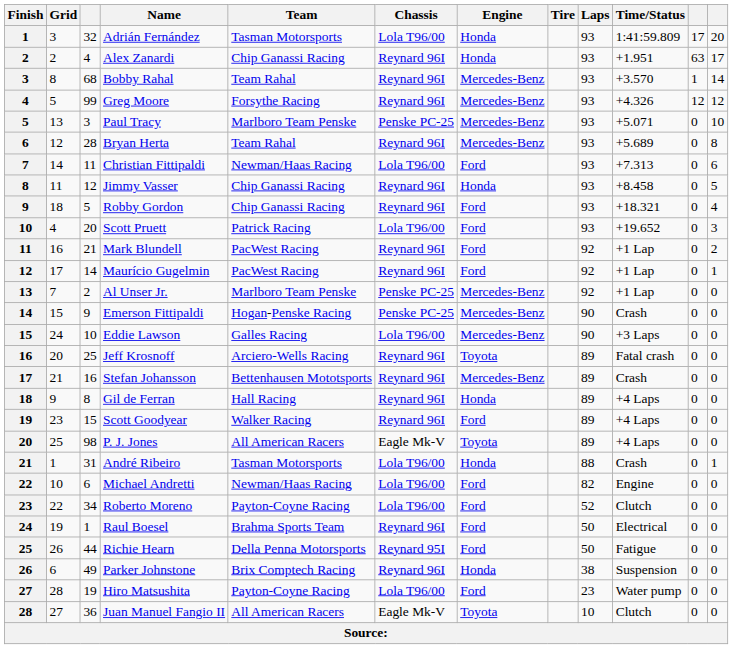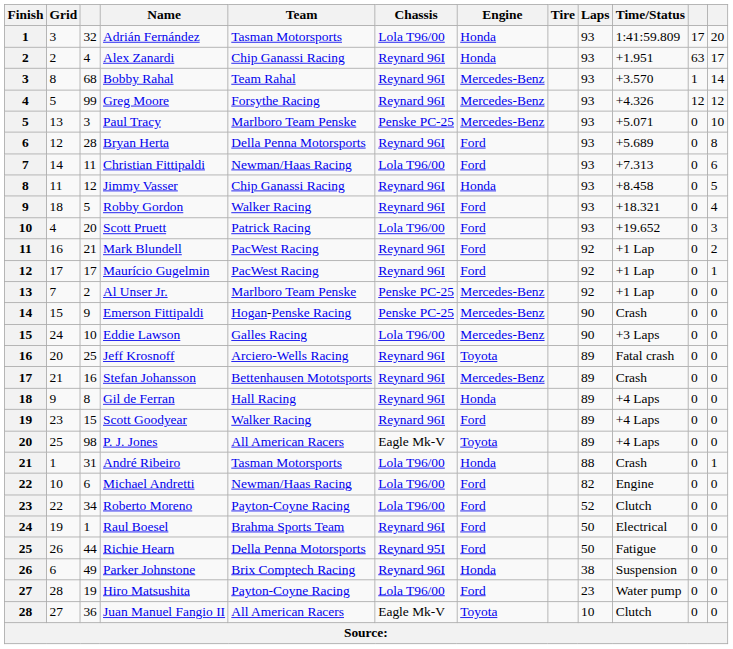(263, 143) Team Rahal -> (298, 143) Della Penna Motorsports
(502, 143) Mercedes-Benz -> (473, 143) Ford
(288, 206) Chip Ganassi Racing -> (271, 206) Walker Racing
(90, 270) 14 -> (90, 270) 17
